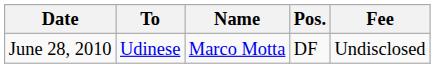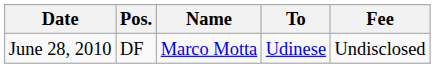columns swapped: (310, 19) <-> (150, 19)
